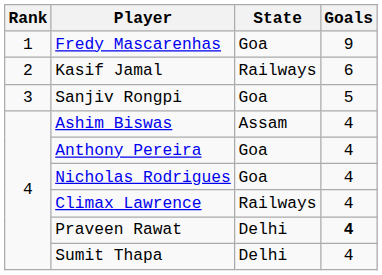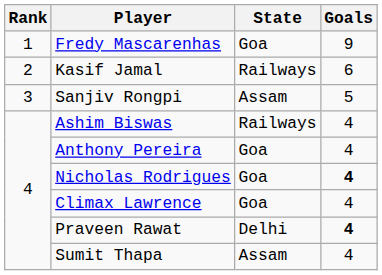(253, 97) Goa -> (263, 97) Assam
(263, 124) Assam -> (278, 124) Railways
(349, 177) normal -> (349, 177) bold
(278, 203) Railways -> (253, 203) Goa
(263, 256) Delhi -> (263, 256) Assam
